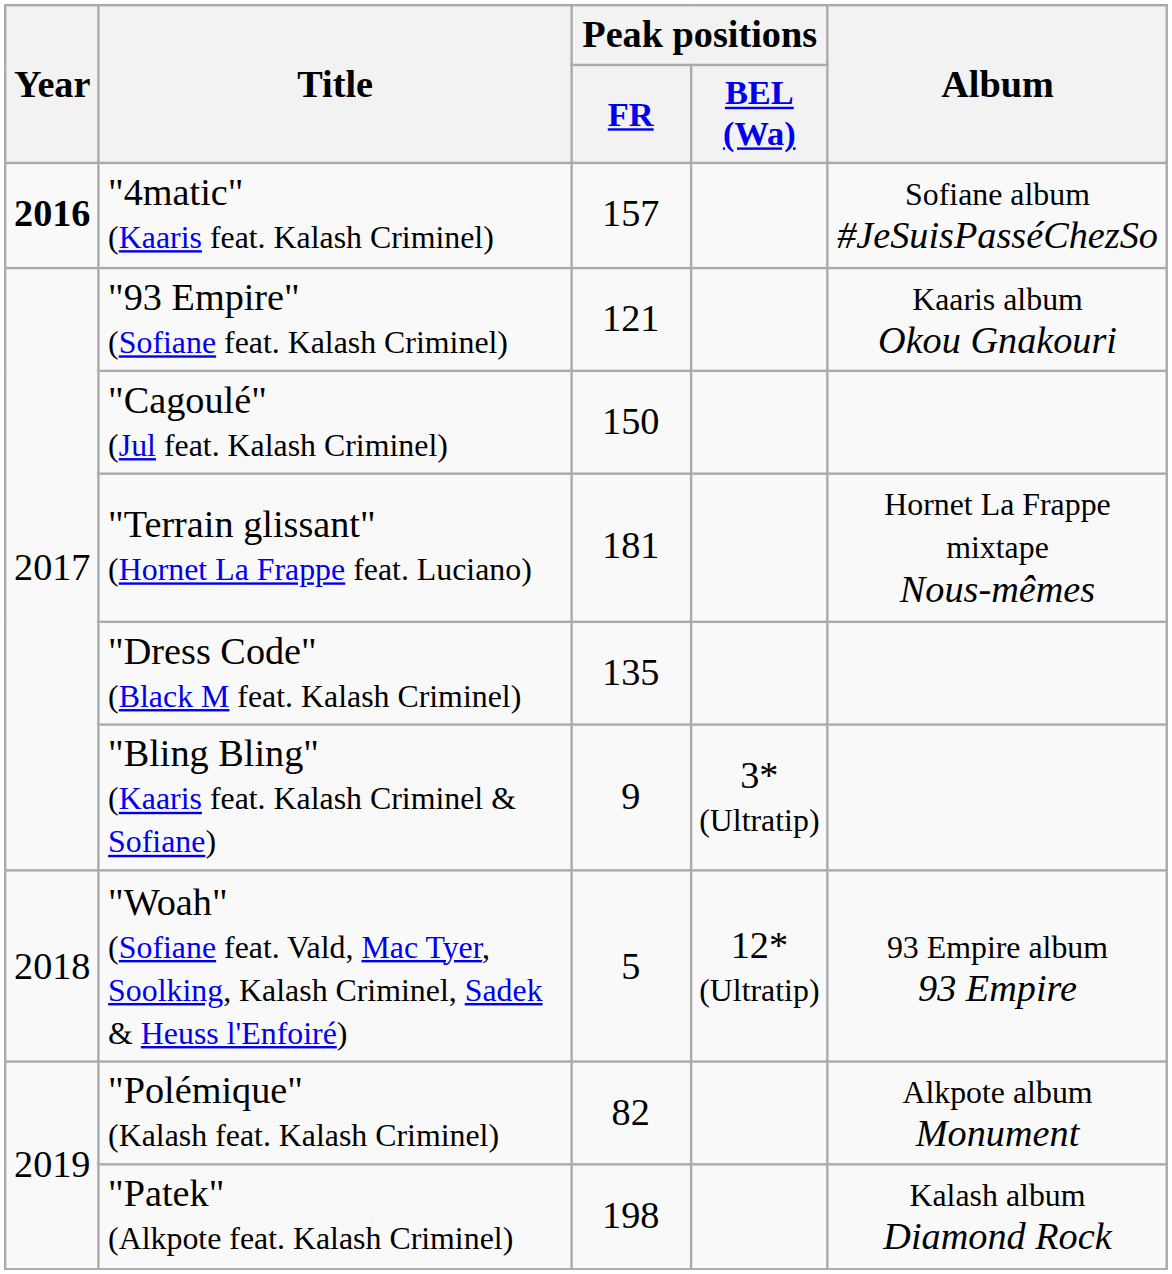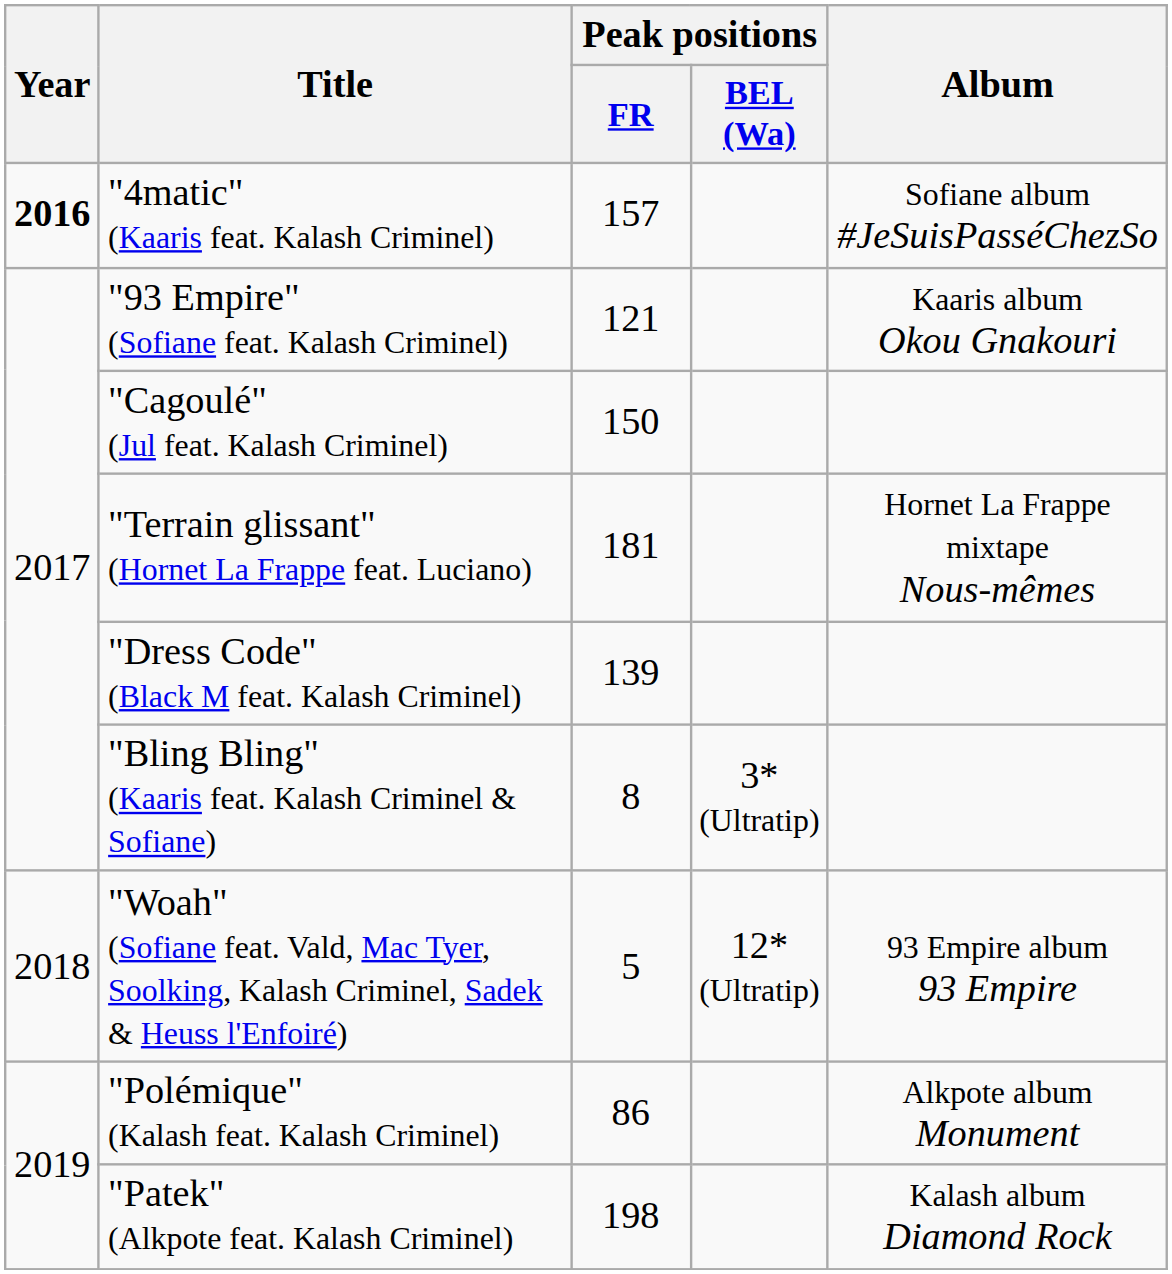(631, 672) 135 -> (631, 672) 139
(631, 797) 9 -> (631, 797) 8
(631, 1112) 82 -> (631, 1112) 86
